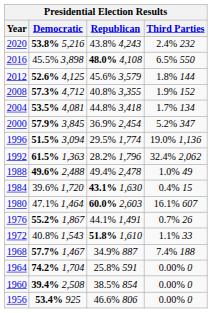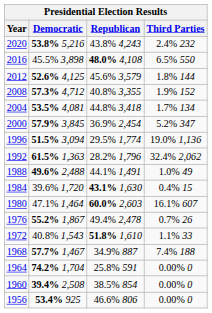(115, 172) 49.4% 2,478 -> (115, 172) 44.1% 1,491
(115, 220) 44.1% 1,491 -> (115, 220) 49.4% 2,478
